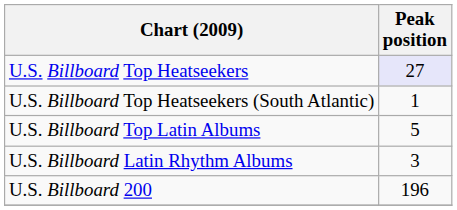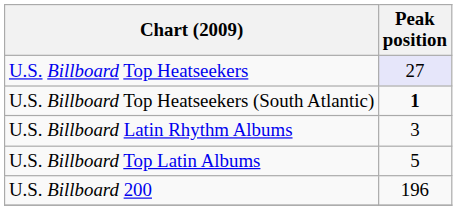(415, 100) normal -> (415, 100) bold
rows swapped: (135, 130) <-> (151, 160)
